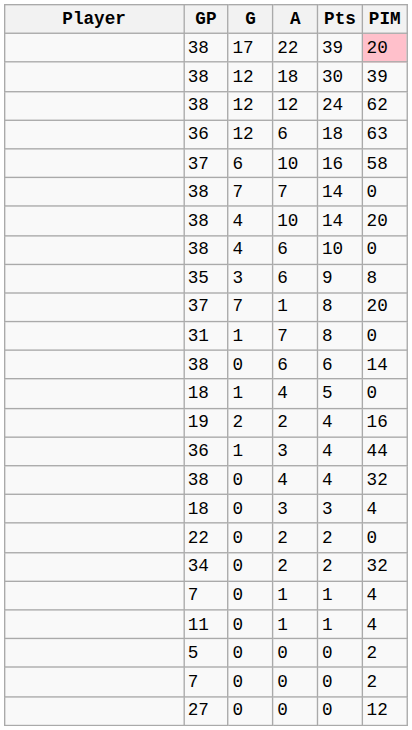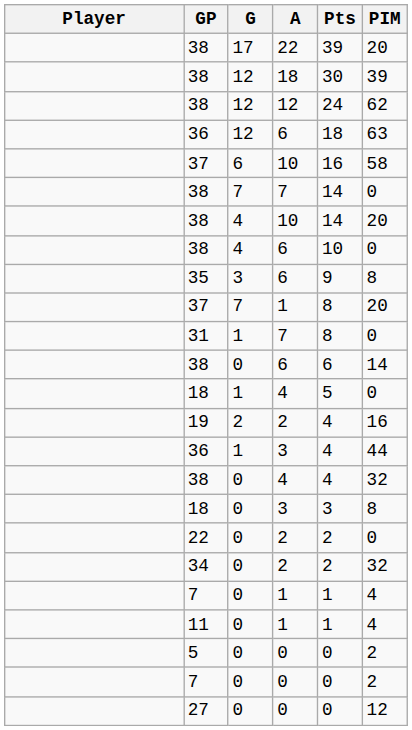(377, 48) pink background -> (377, 48) no background
(372, 509) 4 -> (372, 509) 8
